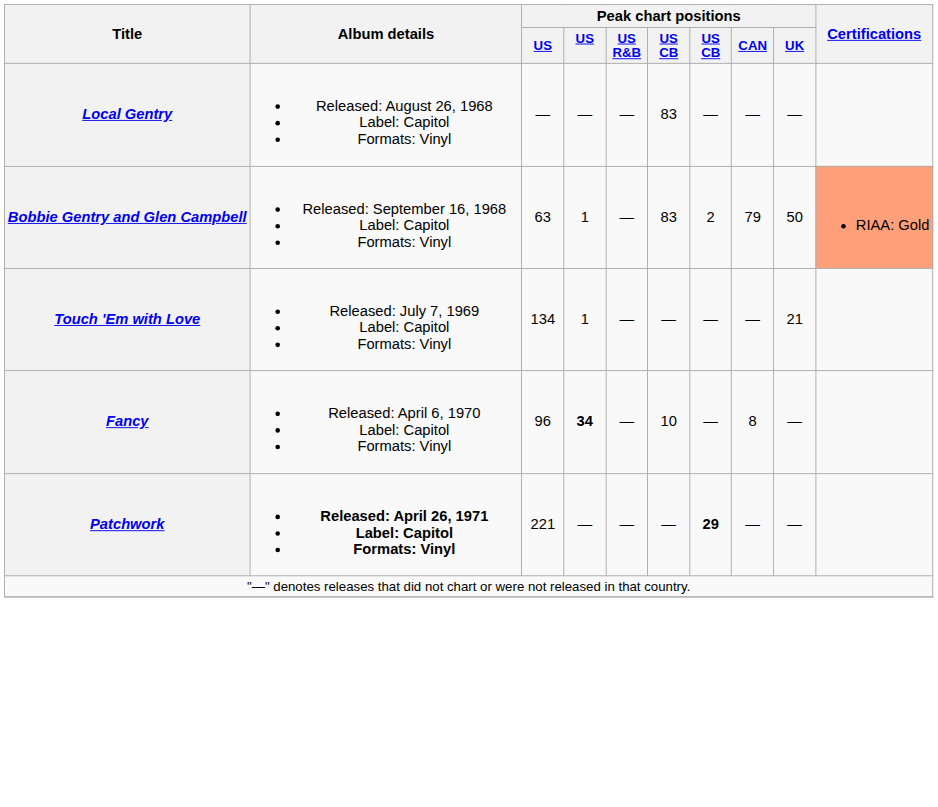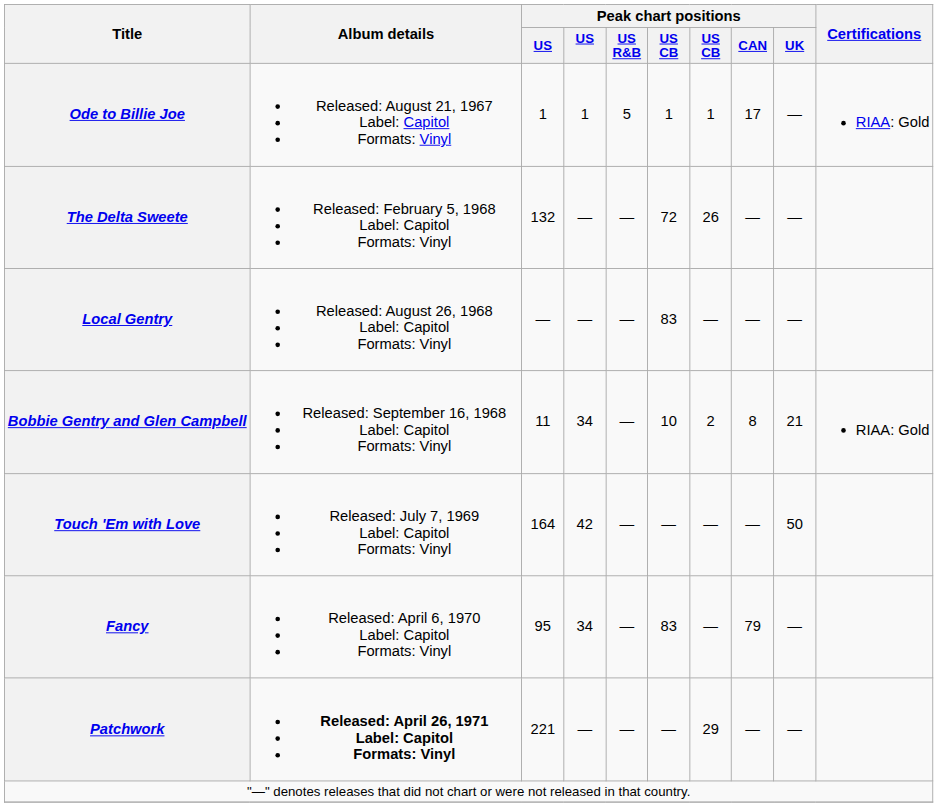+ row: (127, 114)
+ row: (127, 217)
(543, 217) 63 -> (543, 422) 11
(585, 217) 1 -> (585, 422) 34
(669, 217) 83 -> (669, 422) 10
(753, 217) 79 -> (753, 422) 8
(795, 217) 50 -> (795, 422) 21
(874, 225) lightsalmon background -> (874, 430) no background
(543, 319) 134 -> (543, 524) 164
(585, 319) 1 -> (585, 524) 42
(795, 319) 21 -> (795, 524) 50
(543, 422) 96 -> (543, 627) 95
(585, 422) bold -> (585, 627) normal
(669, 422) 10 -> (669, 627) 83
(753, 422) 8 -> (753, 627) 79
(711, 524) bold -> (711, 729) normal
